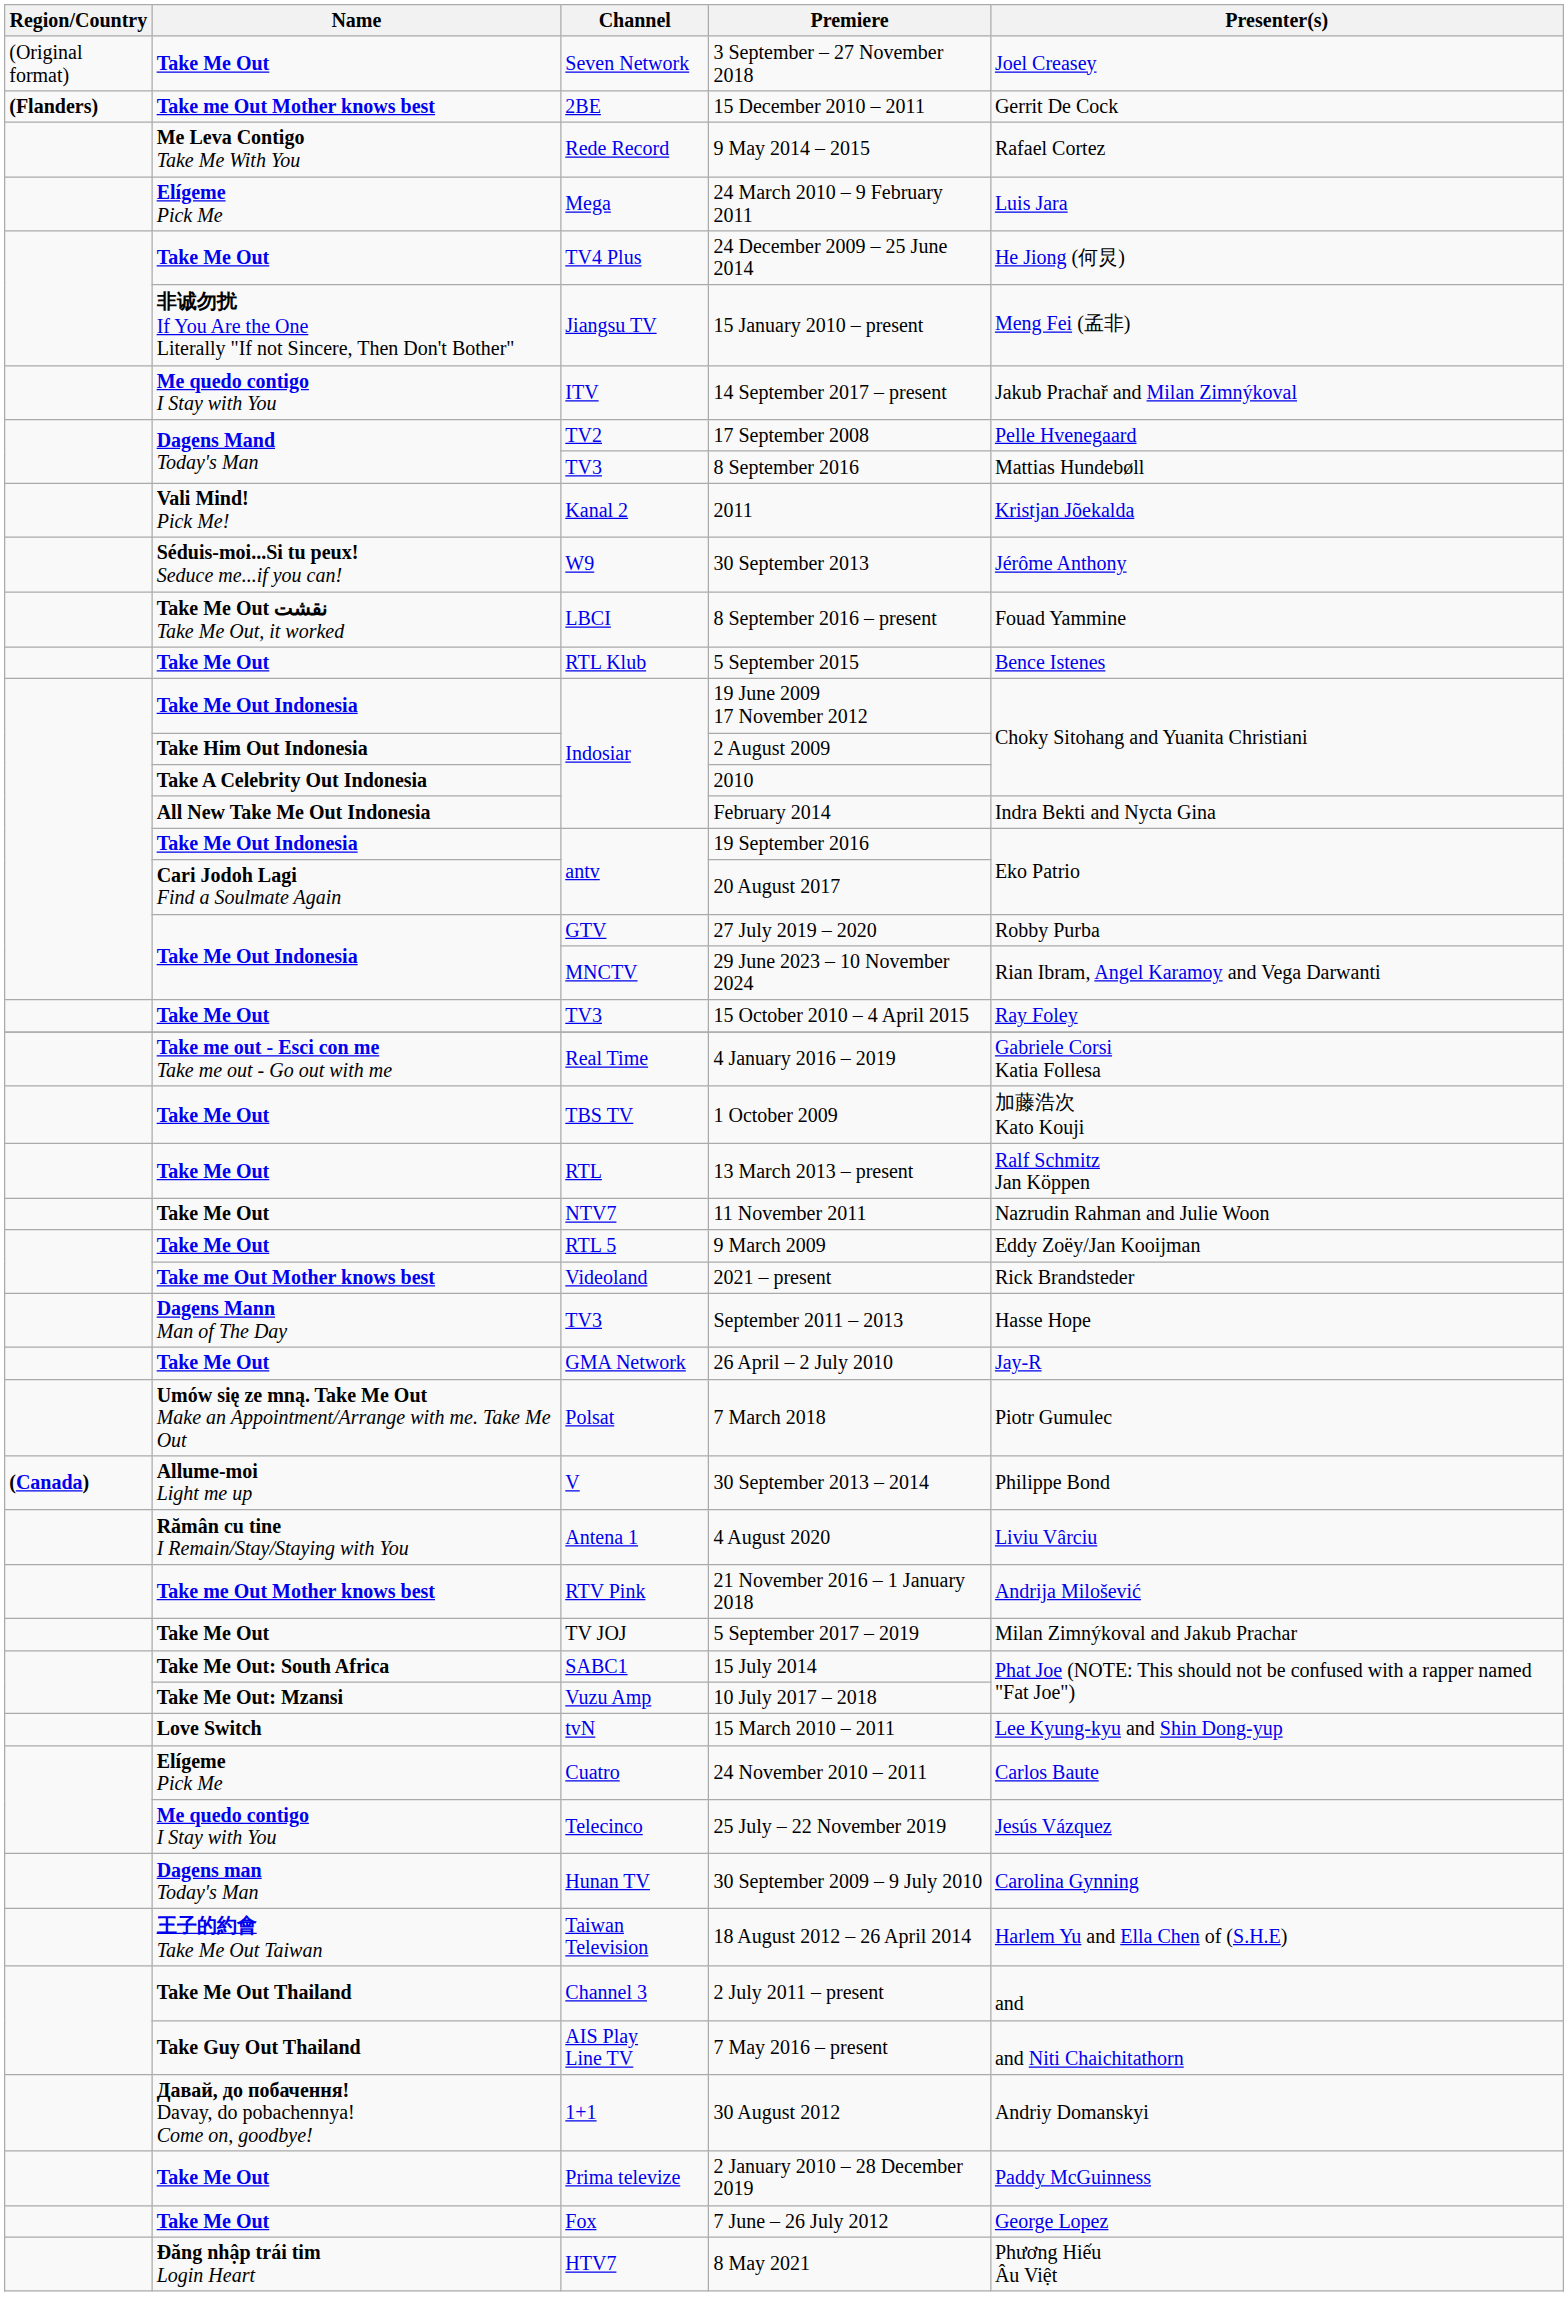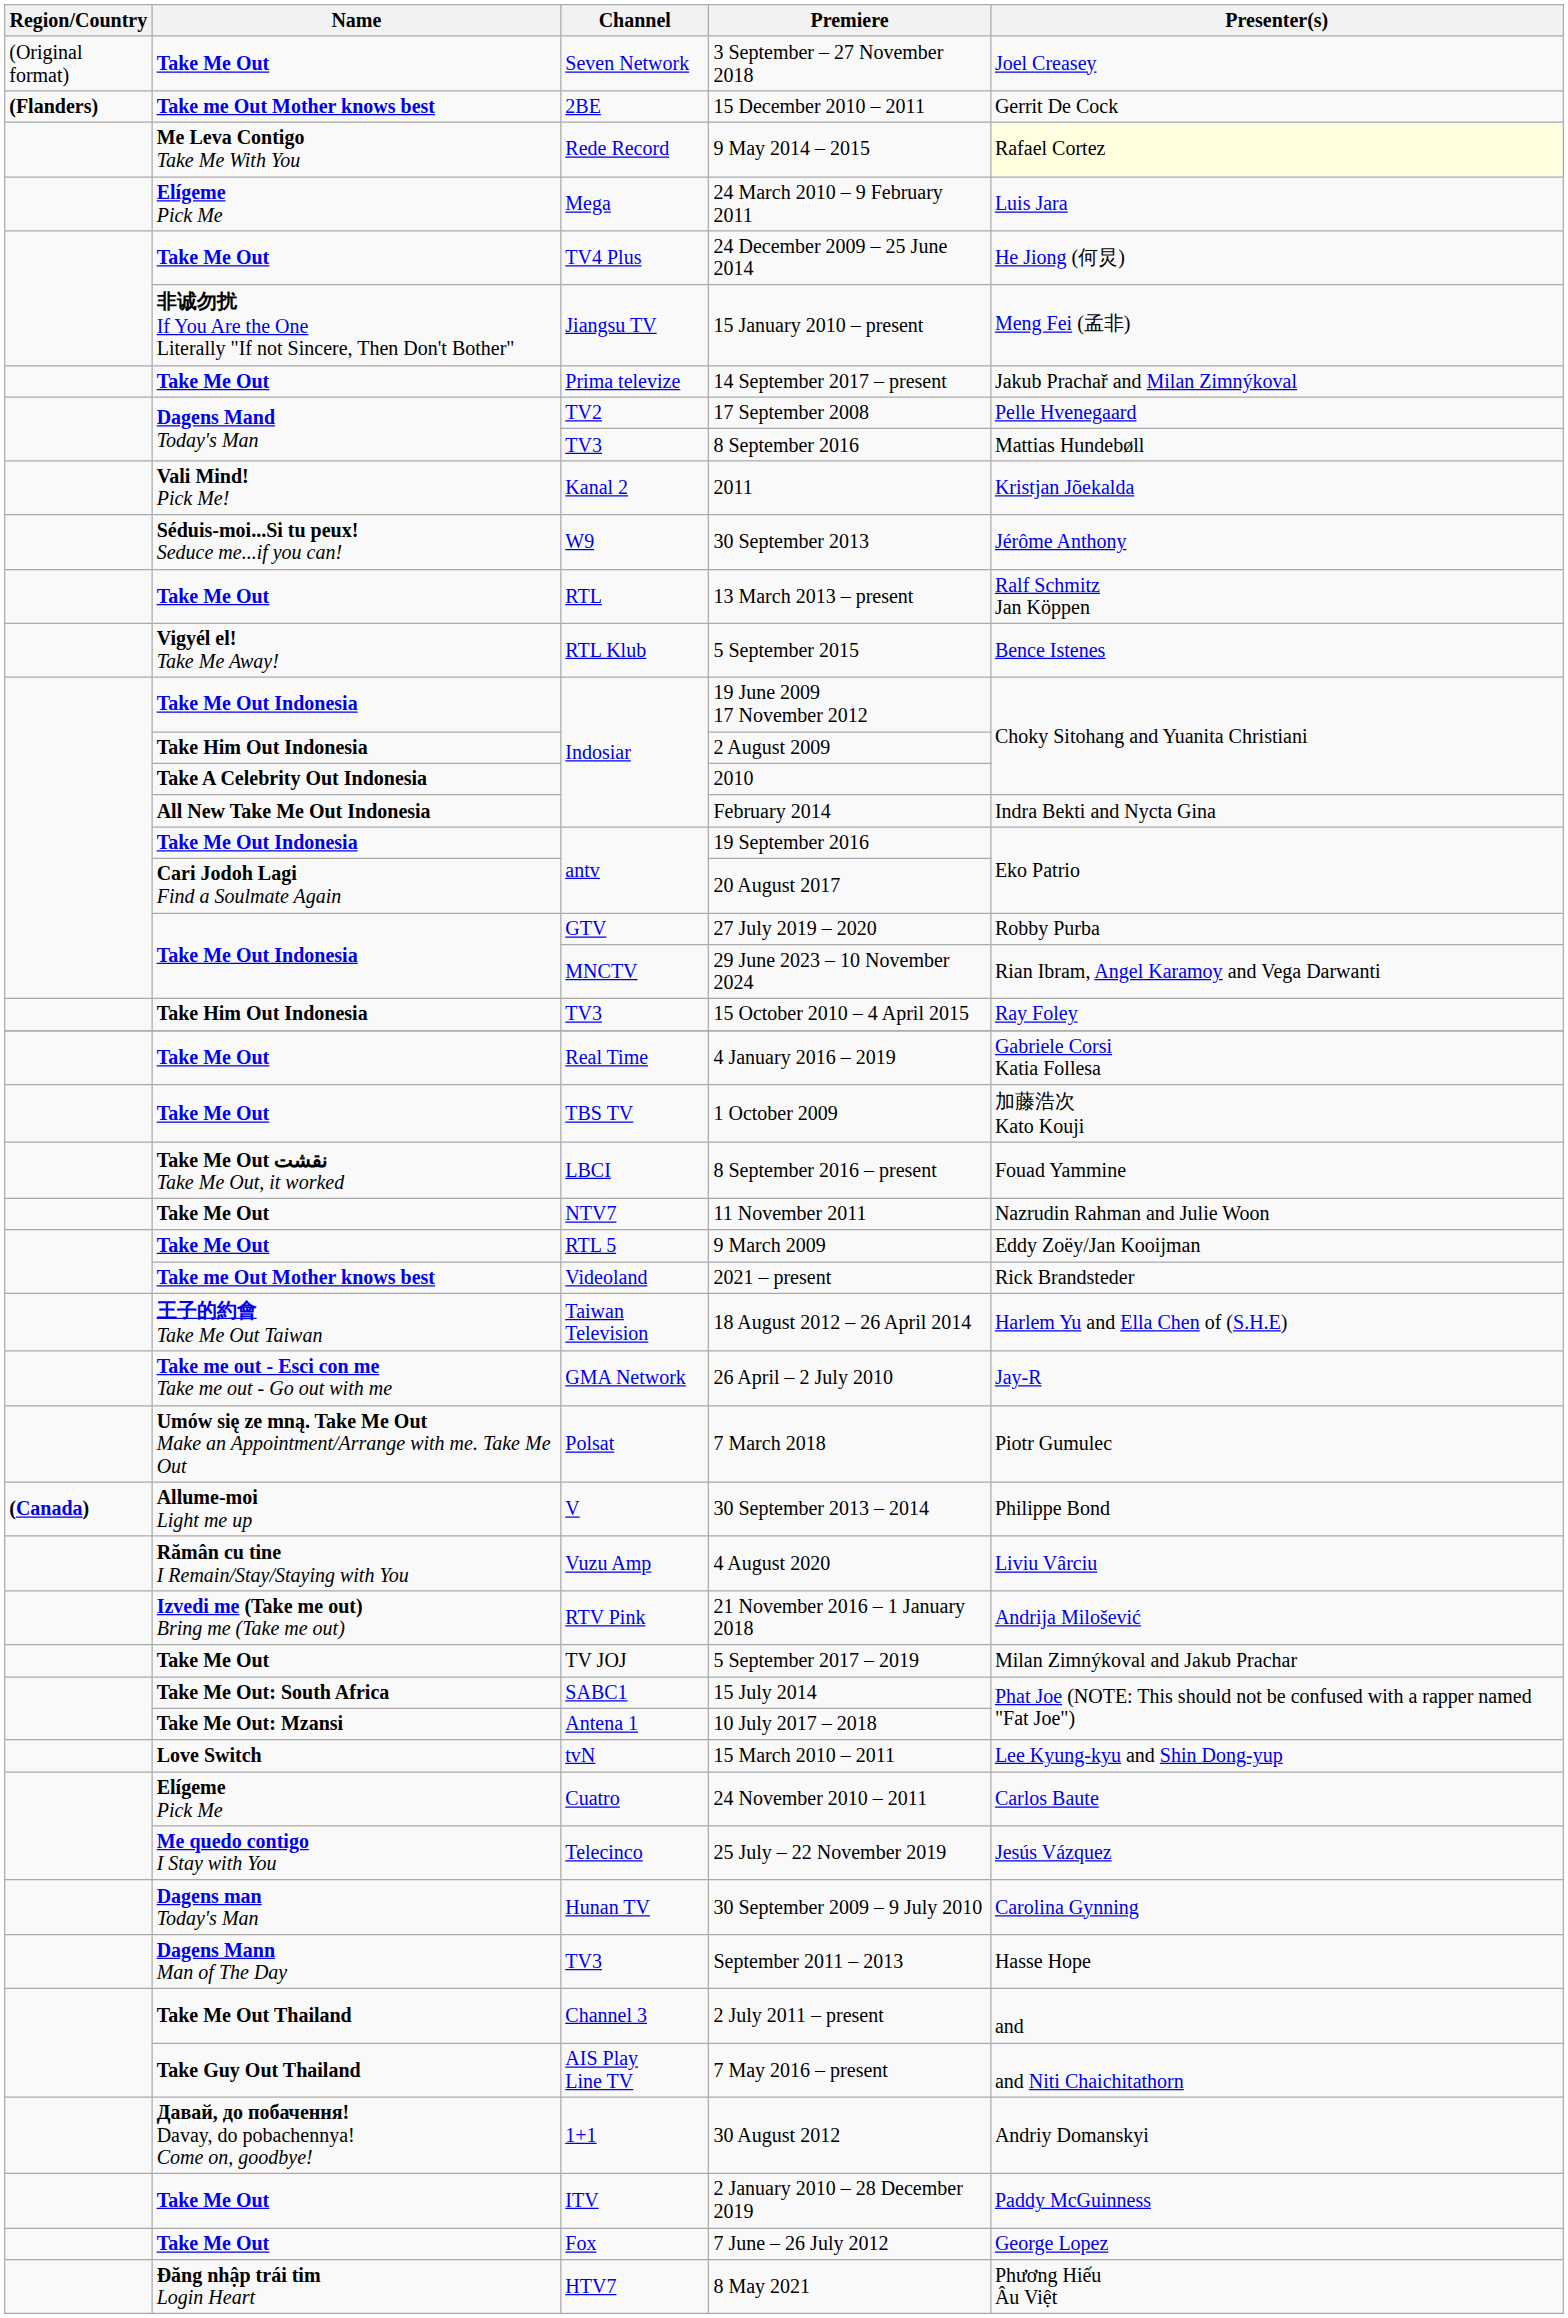(1050, 149) no background -> (1050, 149) lightyellow background
(233, 392) Me quedo contigo I Stay with You -> (213, 381) Take Me Out
(582, 392) ITV -> (623, 381) Prima televize
rows swapped: (813, 1170) <-> (825, 619)
(213, 662) Take Me Out -> (218, 650) Vigyél el! Take Me Away!
(213, 1015) Take Me Out -> (262, 1014) Take Him Out Indonesia
(274, 1058) Take me out - Esci con me Take me out - Go out with me -> (213, 1057) Take Me Out
rows swapped: (808, 1320) <-> (842, 1936)
(213, 1363) Take Me Out -> (274, 1378) Take me out - Esci con me Take me out - Go out with me
(602, 1537) Antena 1 -> (608, 1563) Vuzu Amp
(296, 1591) Take me Out Mother knows best -> (260, 1617) Izvedi me (Take me out) Bring me (Take me out)
(608, 1697) Vuzu Amp -> (602, 1723) Antena 1
(623, 2178) Prima televize -> (582, 2200) ITV
